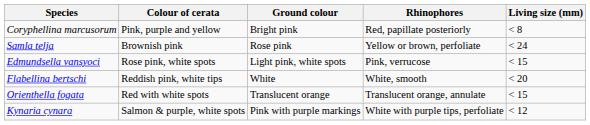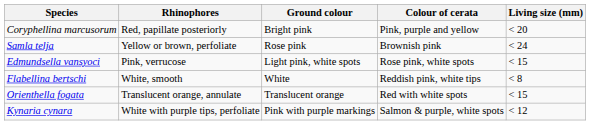columns swapped: (435, 12) <-> (183, 12)
(515, 29) < 8 -> (518, 29) < 20
(518, 78) < 20 -> (515, 78) < 8
